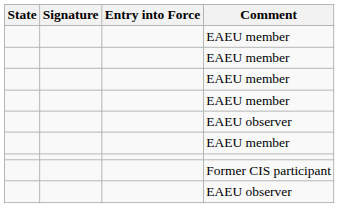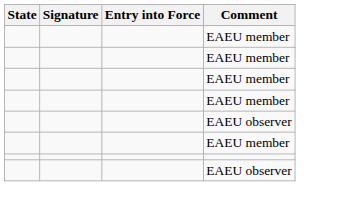- row: (22, 170)
